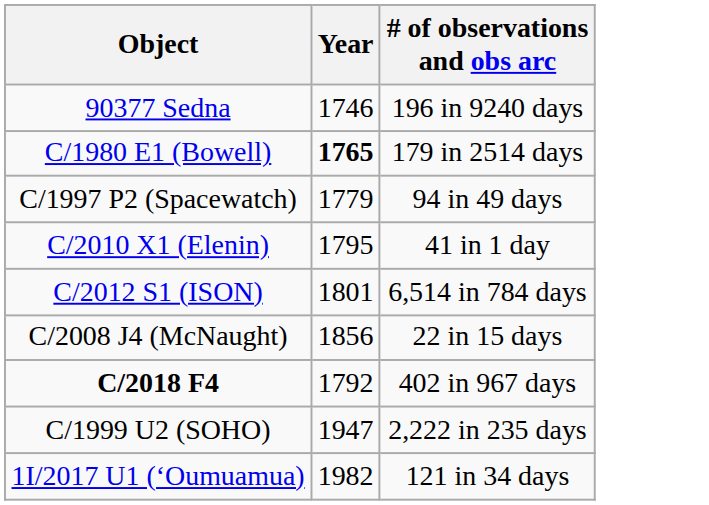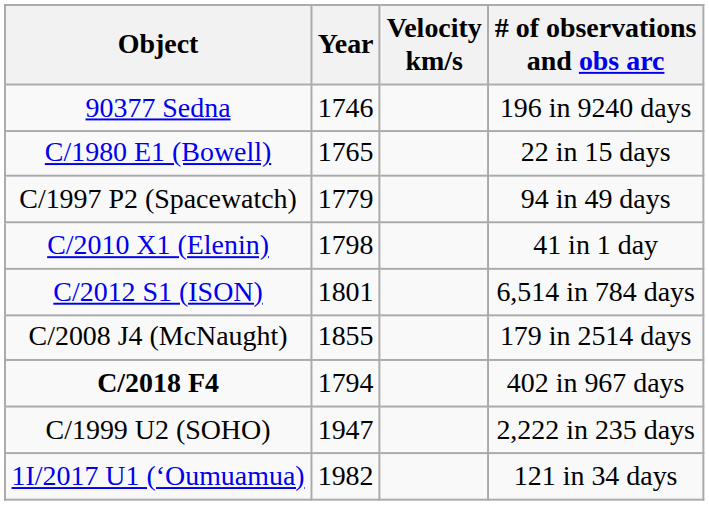+ column: (434, 44)
(346, 153) bold -> (346, 153) normal
(487, 153) 179 in 2514 days -> (596, 153) 22 in 15 days
(346, 245) 1795 -> (346, 245) 1798
(346, 337) 1856 -> (346, 337) 1855
(487, 337) 22 in 15 days -> (596, 337) 179 in 2514 days
(346, 383) 1792 -> (346, 383) 1794
